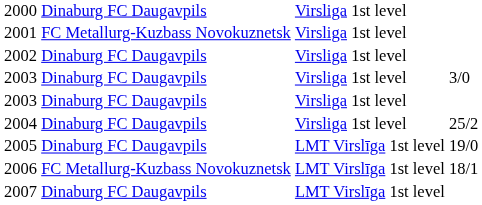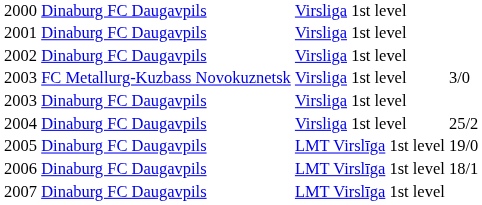(166, 33) FC Metallurg-Kuzbass Novokuznetsk -> (124, 33) Dinaburg FC Daugavpils
(124, 78) Dinaburg FC Daugavpils -> (166, 78) FC Metallurg-Kuzbass Novokuznetsk
(166, 168) FC Metallurg-Kuzbass Novokuznetsk -> (124, 168) Dinaburg FC Daugavpils
